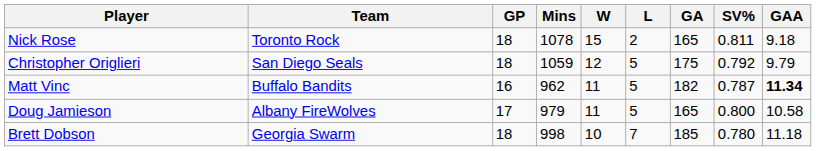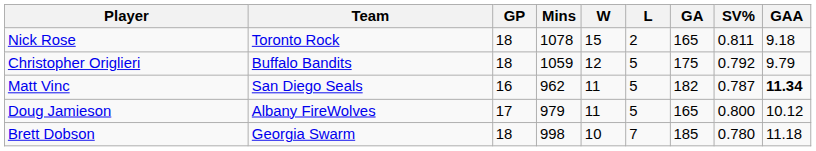(307, 63) San Diego Seals -> (302, 63) Buffalo Bandits
(302, 87) Buffalo Bandits -> (307, 87) San Diego Seals
(785, 110) 10.58 -> (785, 110) 10.12
